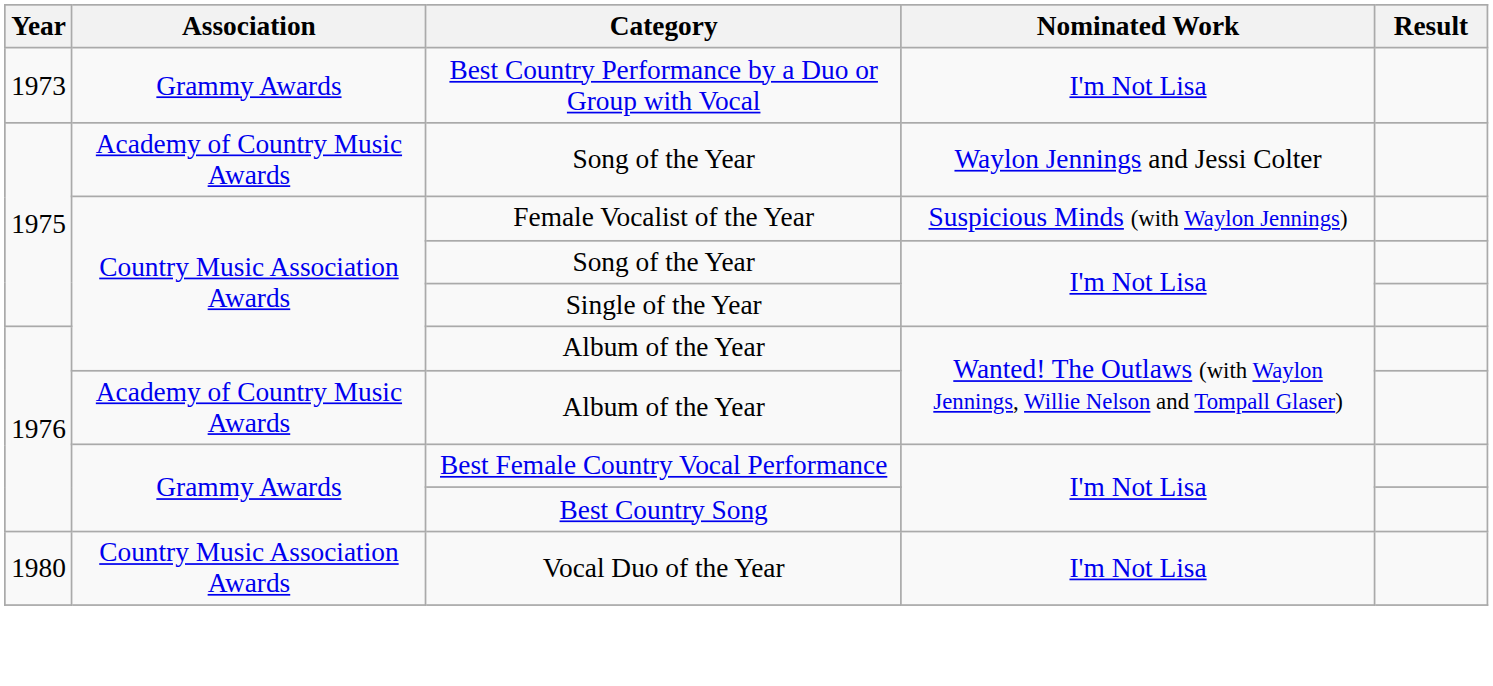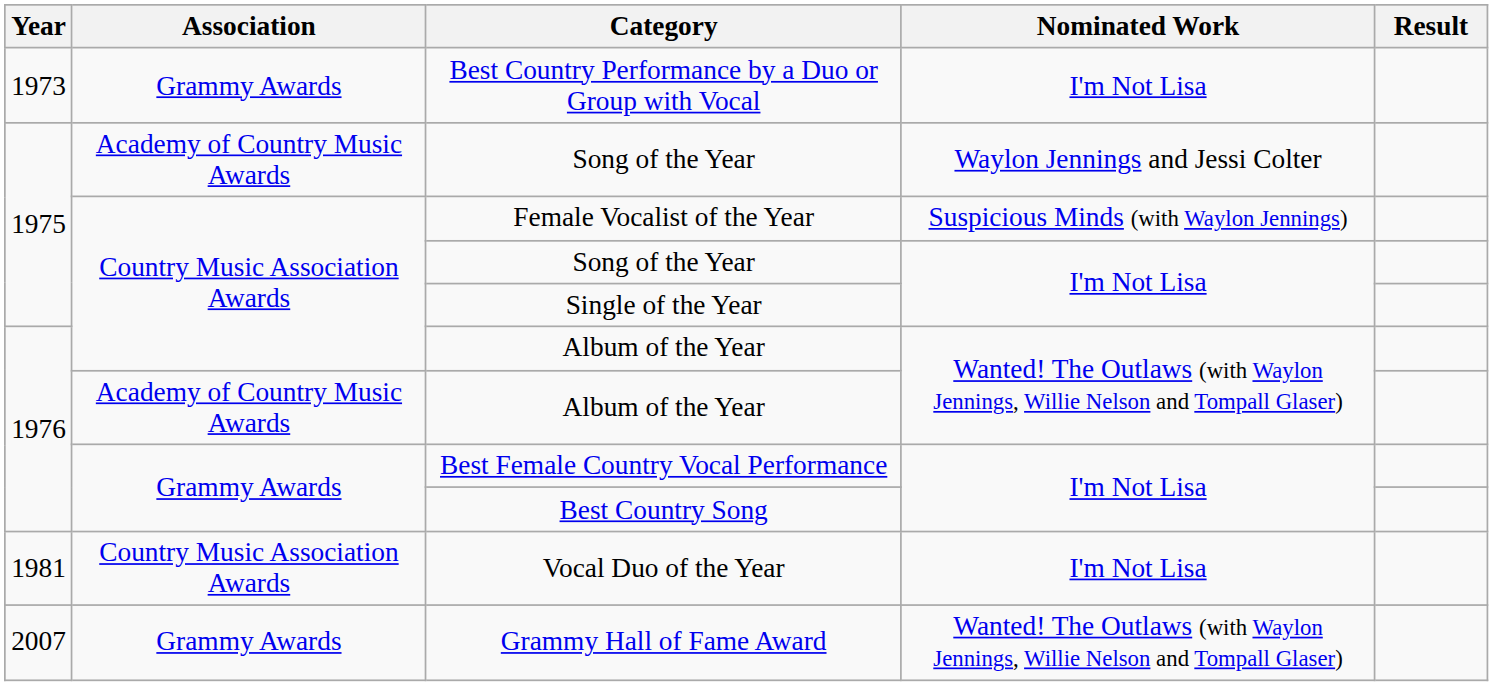(39, 567) 1980 -> (39, 567) 1981
+ row: (249, 642)
